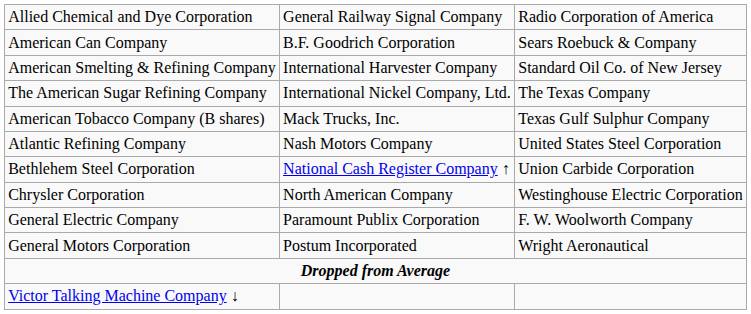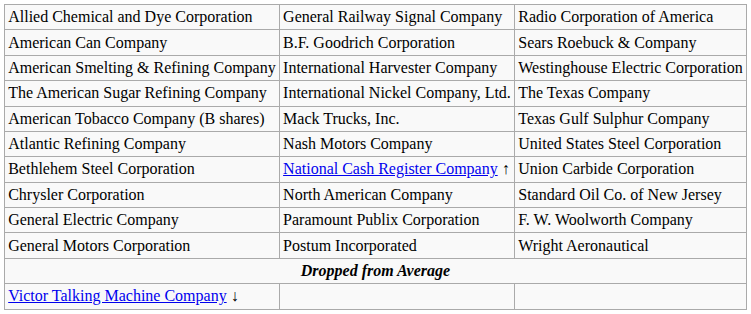(620, 67) Standard Oil Co. of New Jersey -> (630, 67) Westinghouse Electric Corporation
(630, 194) Westinghouse Electric Corporation -> (620, 194) Standard Oil Co. of New Jersey
